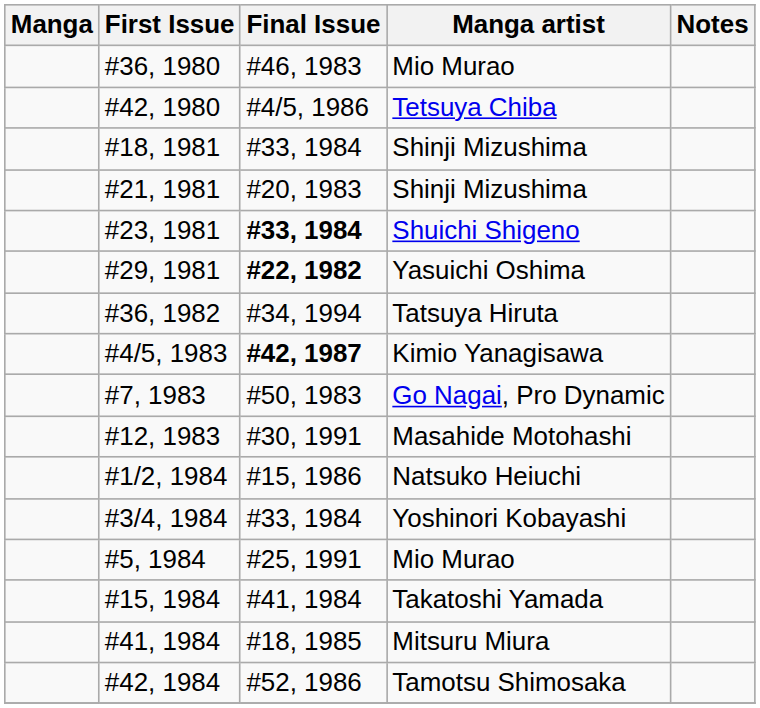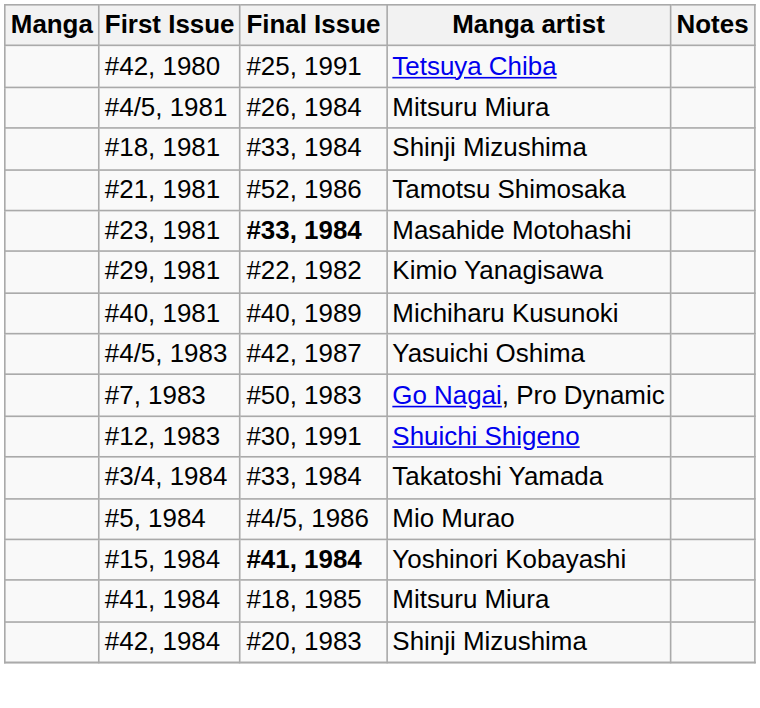- row: (162, 66)
(308, 107) #4/5, 1986 -> (304, 66) #25, 1991
+ row: (166, 107)
(304, 189) #20, 1983 -> (304, 189) #52, 1986
(490, 189) Shinji Mizushima -> (509, 189) Tamotsu Shimosaka
(486, 230) Shuichi Shigeno -> (512, 230) Masahide Motohashi
(304, 271) bold -> (304, 271) normal
(489, 271) Yasuichi Oshima -> (498, 271) Kimio Yanagisawa
+ row: (162, 312)
- row: (162, 312)
(304, 353) bold -> (304, 353) normal
(498, 353) Kimio Yanagisawa -> (489, 353) Yasuichi Oshima
(512, 436) Masahide Motohashi -> (486, 436) Shuichi Shigeno
- row: (166, 477)
(509, 518) Yoshinori Kobayashi -> (498, 477) Takatoshi Yamada
(304, 559) #25, 1991 -> (308, 518) #4/5, 1986
(304, 600) normal -> (304, 559) bold
(498, 600) Takatoshi Yamada -> (509, 559) Yoshinori Kobayashi
(304, 682) #52, 1986 -> (304, 641) #20, 1983
(509, 682) Tamotsu Shimosaka -> (490, 641) Shinji Mizushima
